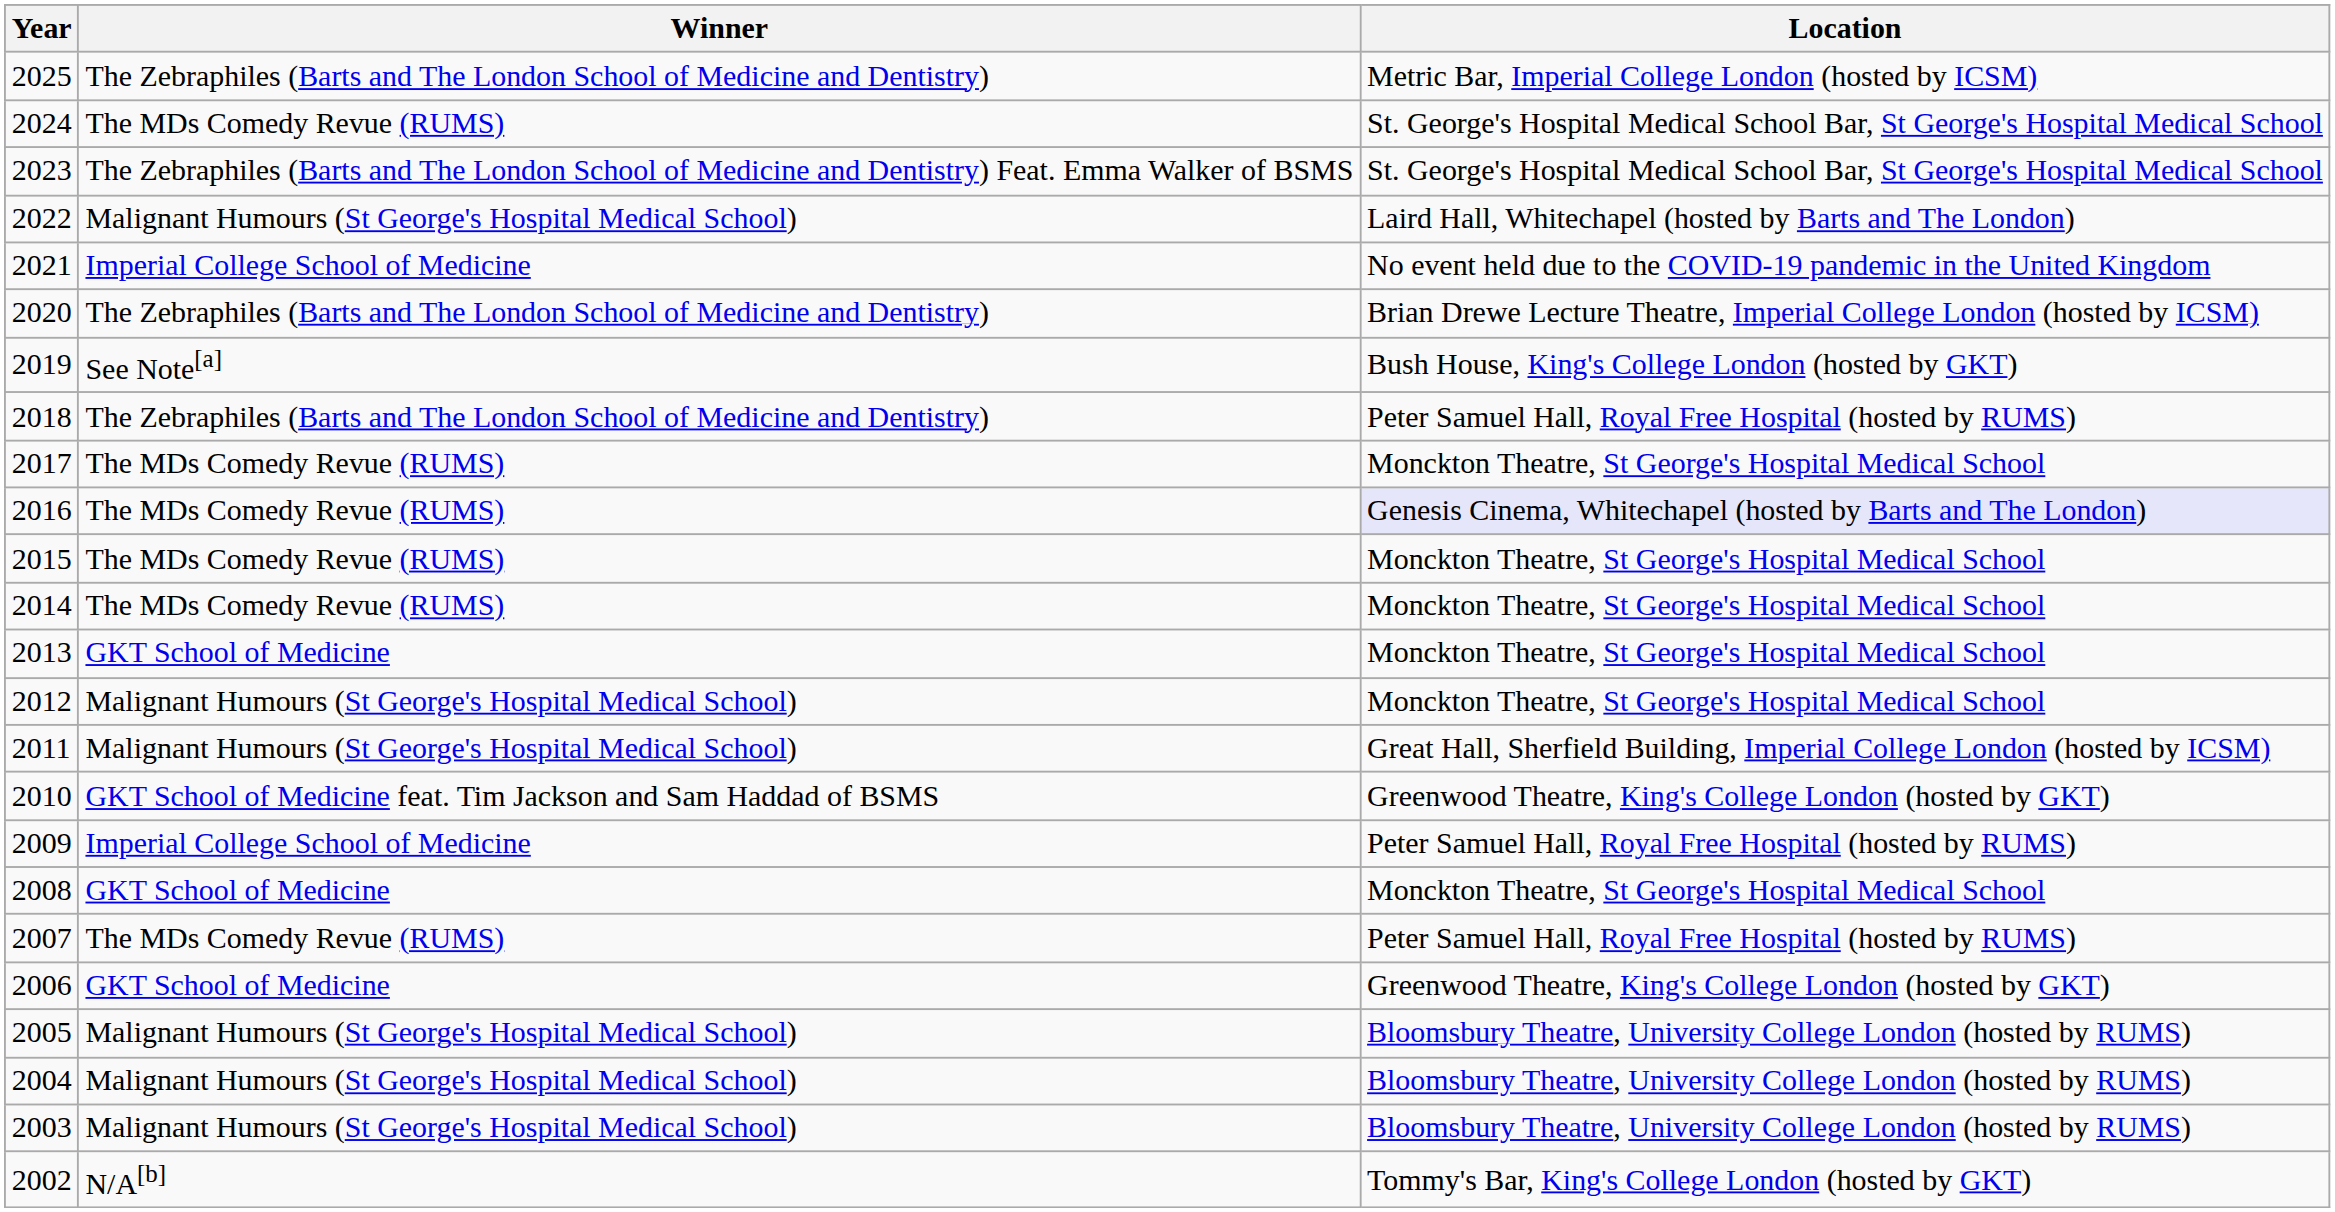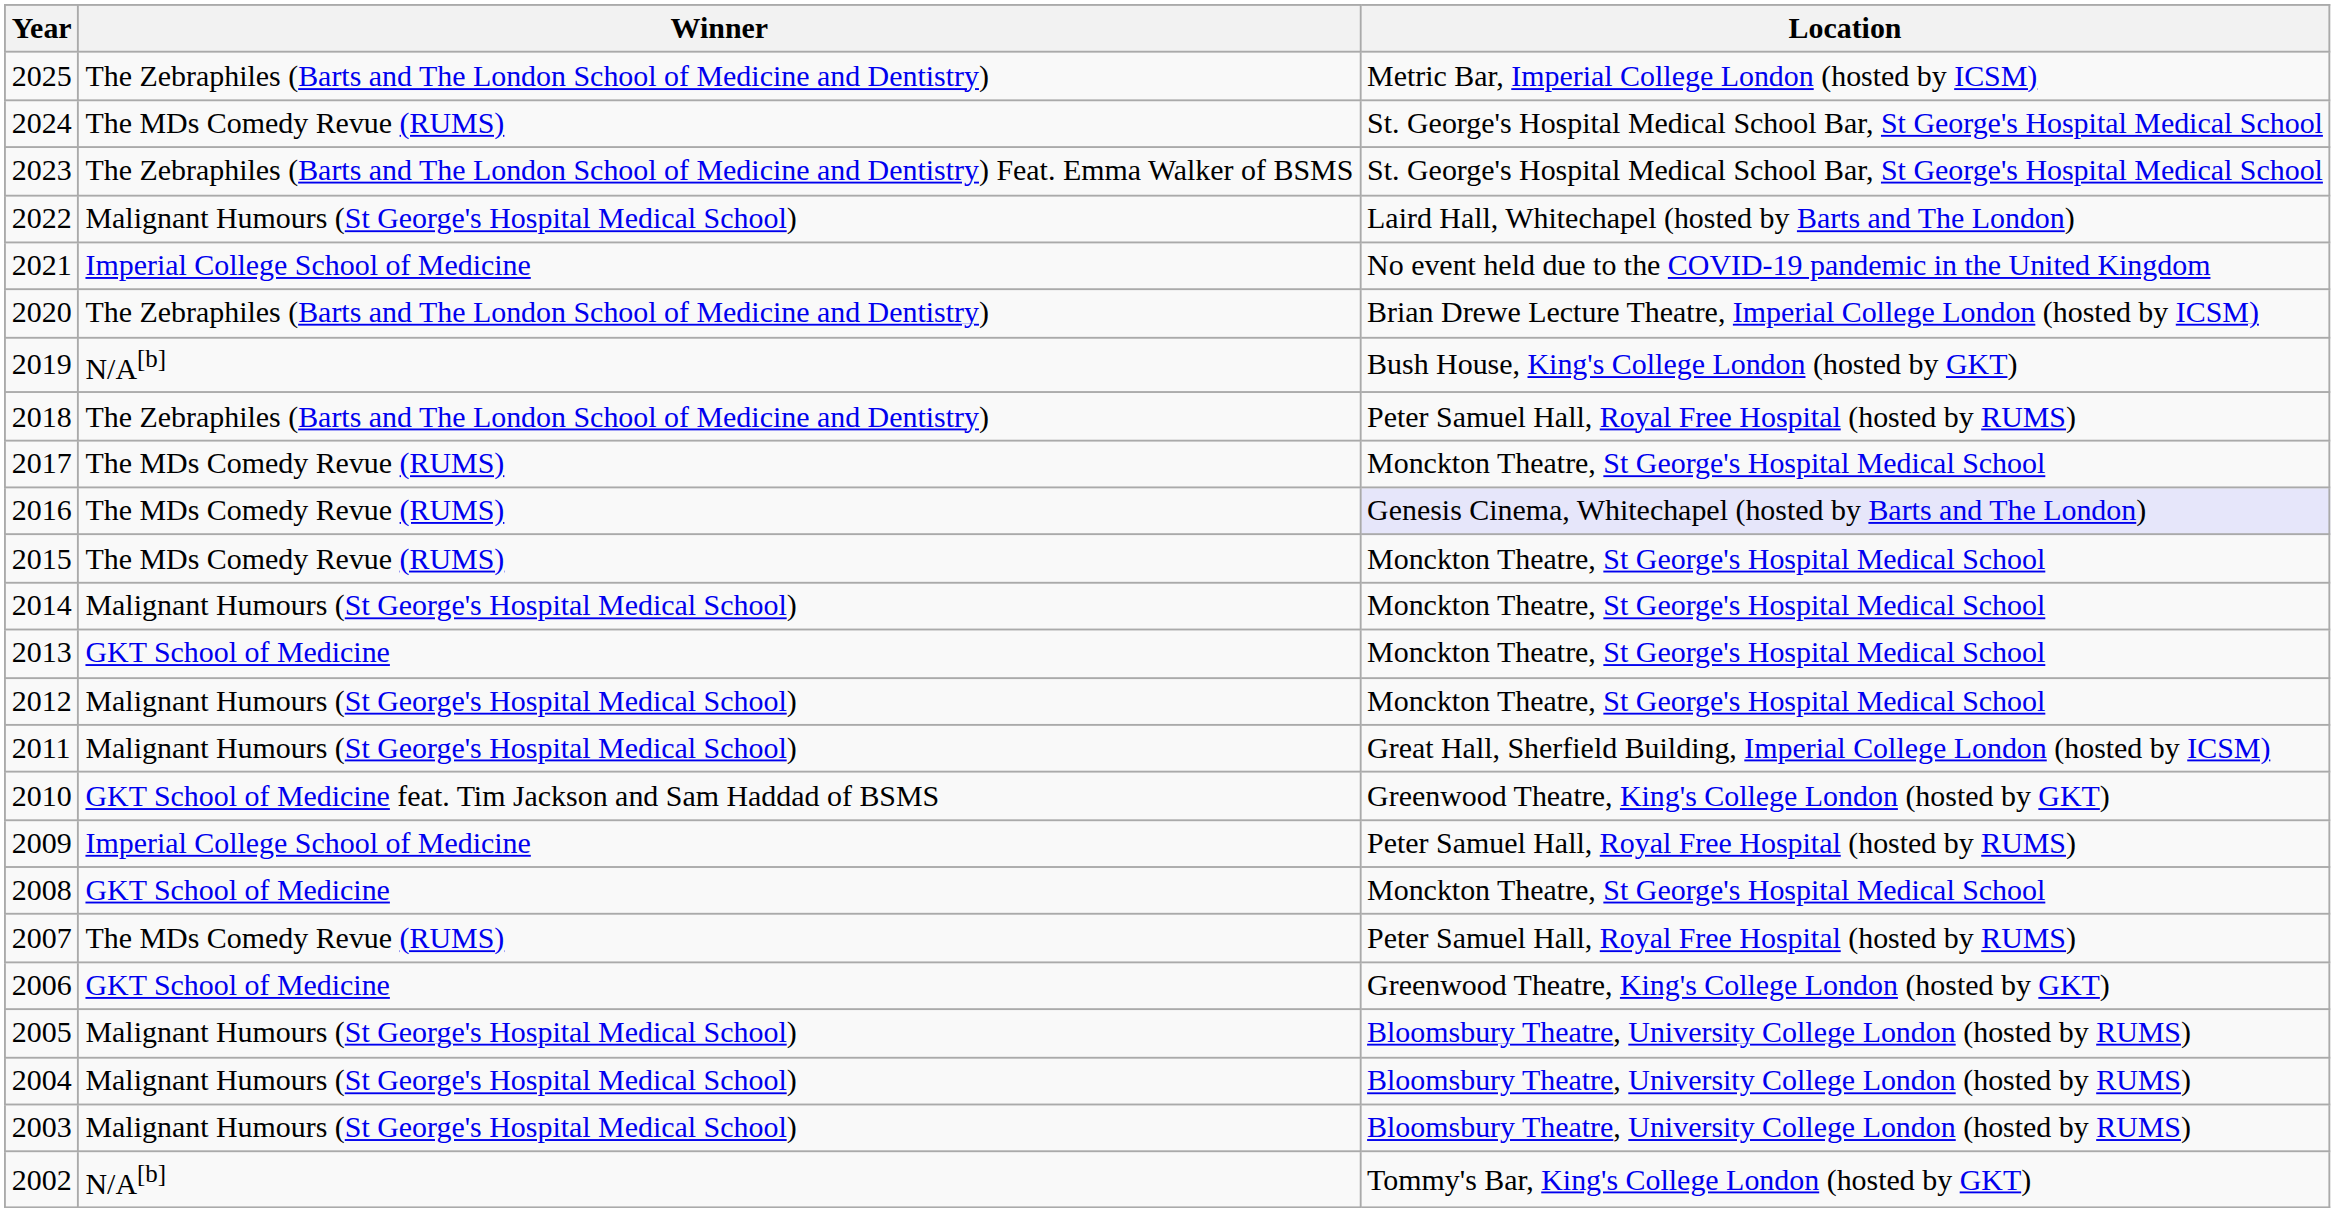(154, 364) See Note[a] -> (126, 364) N/A[b]
(295, 605) The MDs Comedy Revue (RUMS) -> (441, 605) Malignant Humours (St George's Hospital Medical School)
